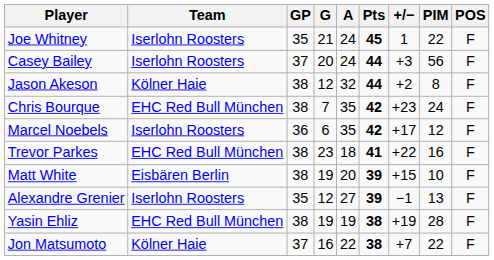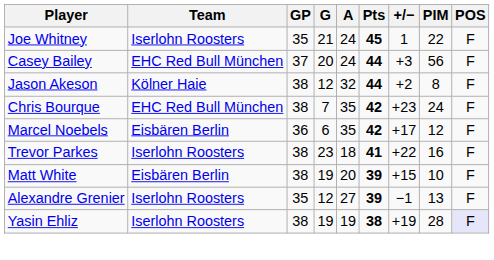(188, 61) Iserlohn Roosters -> (207, 61) EHC Red Bull München
(188, 130) Iserlohn Roosters -> (180, 130) Eisbären Berlin
(207, 152) EHC Red Bull München -> (188, 152) Iserlohn Roosters
(207, 221) EHC Red Bull München -> (188, 221) Iserlohn Roosters
(470, 221) no background -> (470, 221) lavender background
- row: (57, 244)
